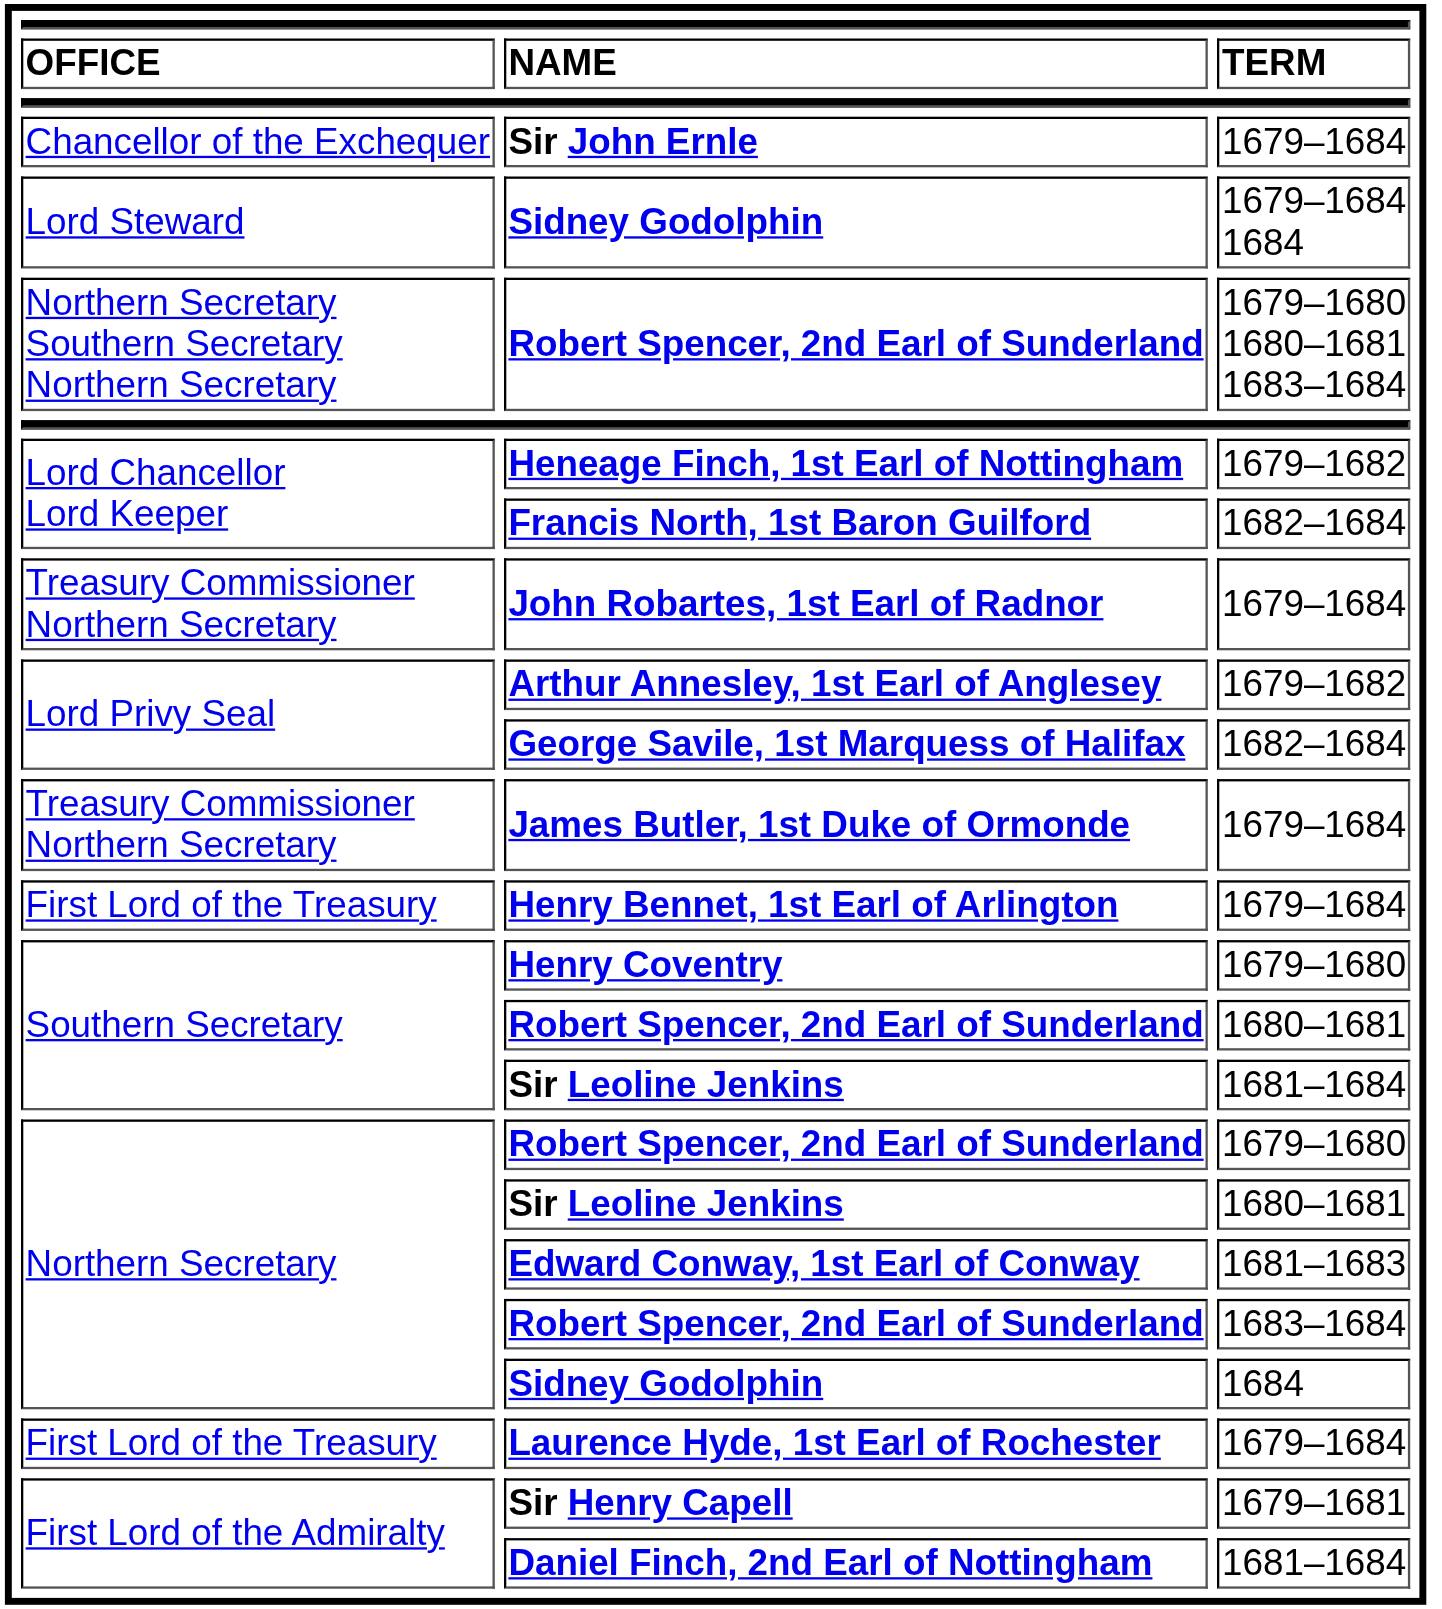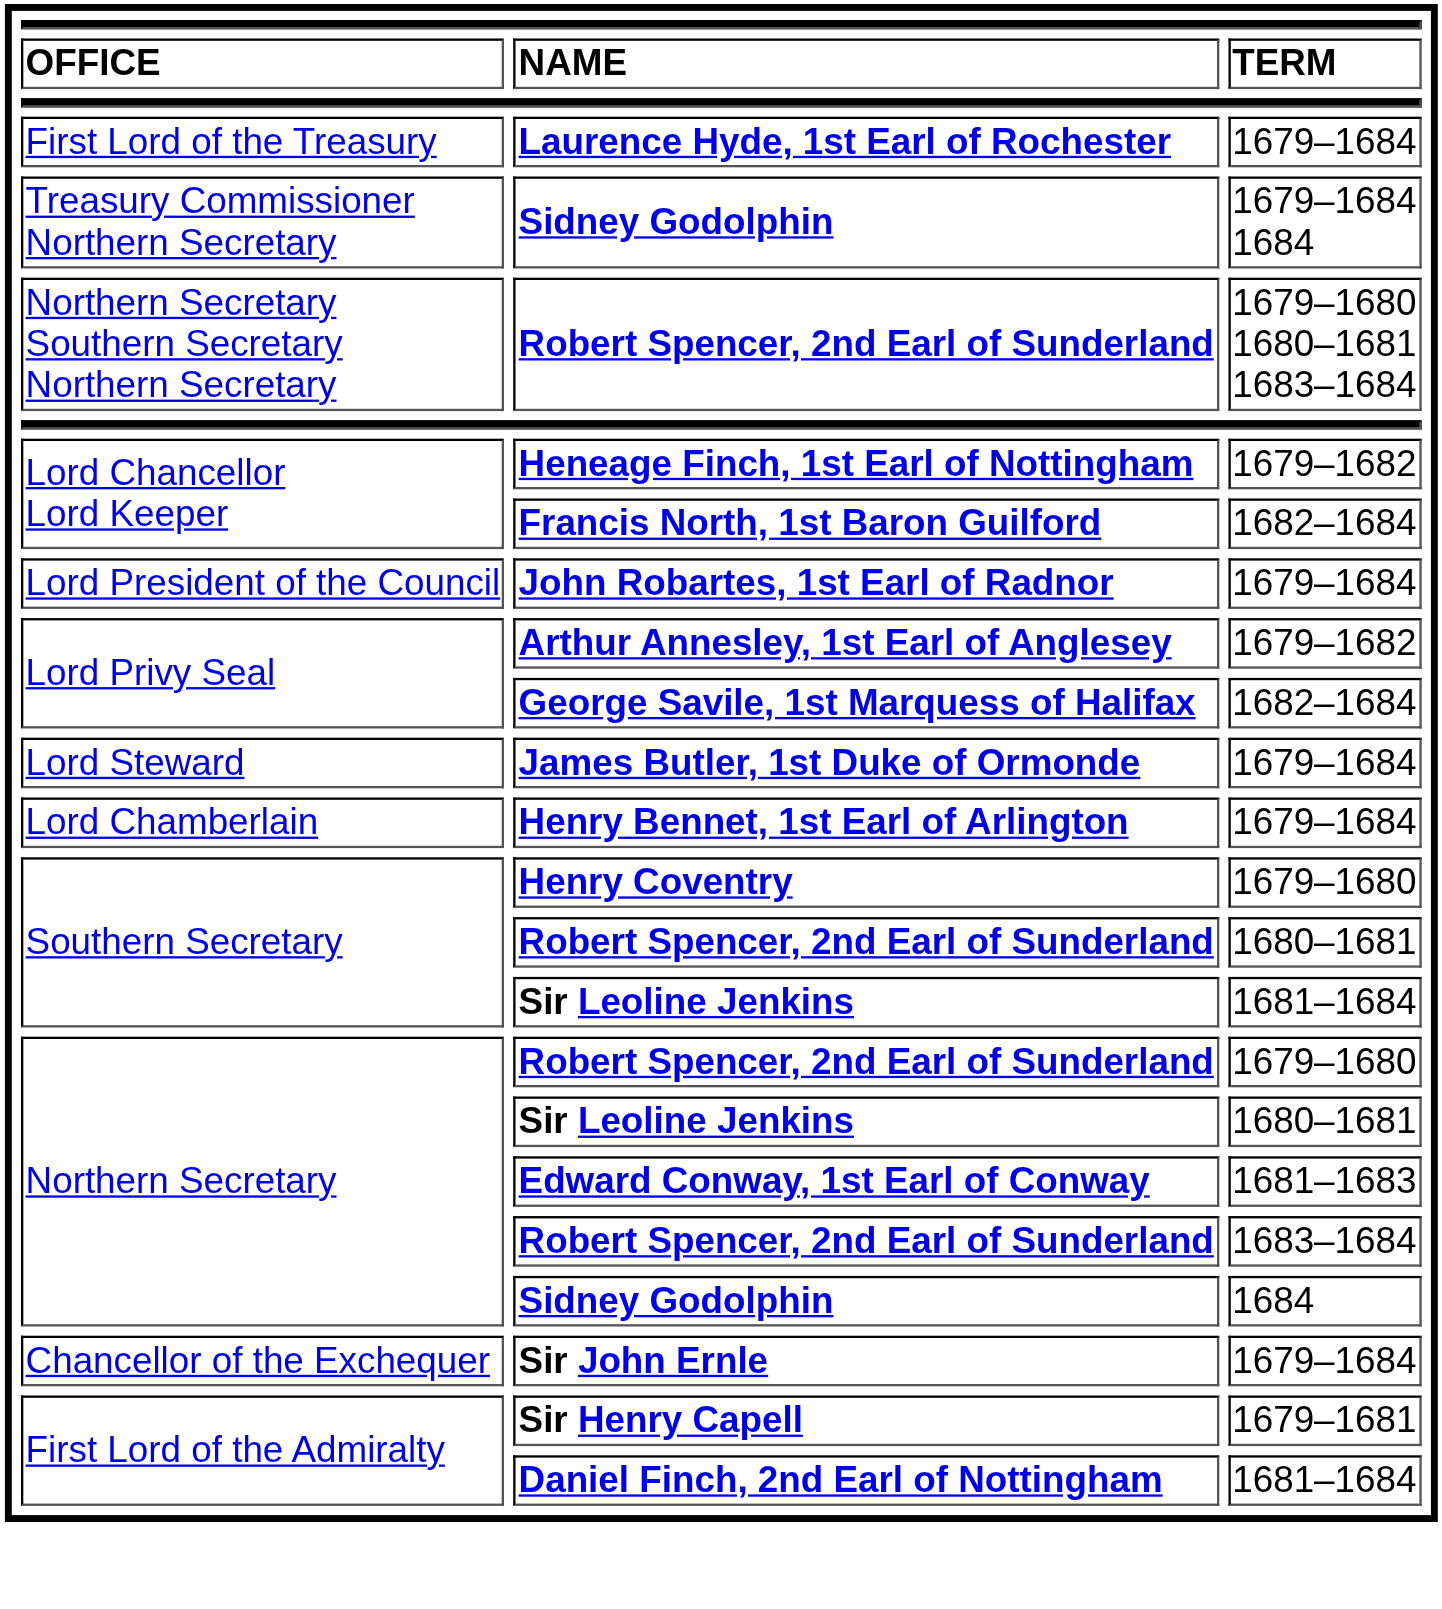rows swapped: (835, 1443) <-> (633, 141)
(135, 221) Lord Steward -> (220, 221) Treasury Commissioner Northern Secretary
(220, 603) Treasury Commissioner Northern Secretary -> (263, 582) Lord President of the Council
(220, 824) Treasury Commissioner Northern Secretary -> (135, 762) Lord Steward
(231, 904) First Lord of the Treasury -> (172, 822) Lord Chamberlain
